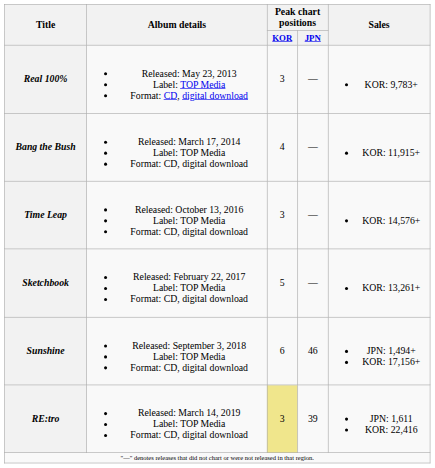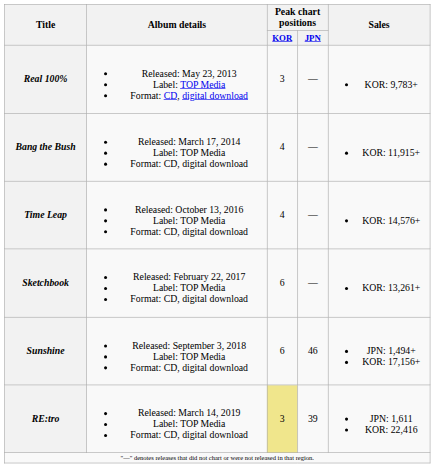(282, 215) 3 -> (282, 215) 4
(282, 283) 5 -> (282, 283) 6
